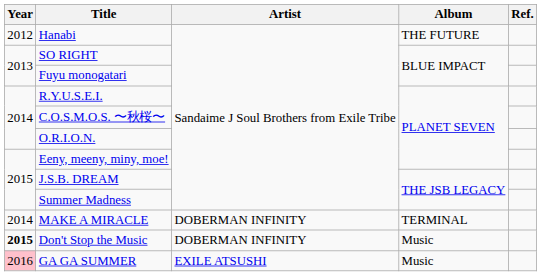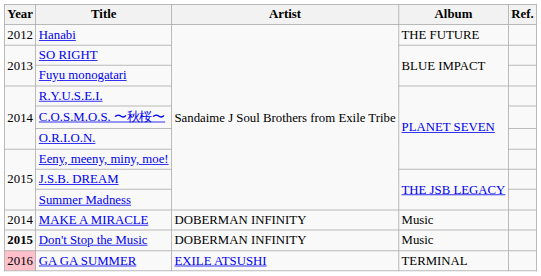(435, 220) TERMINAL -> (418, 220) Music
(418, 260) Music -> (435, 260) TERMINAL
